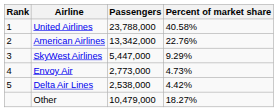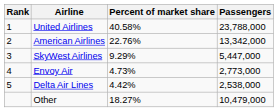columns swapped: (135, 12) <-> (218, 12)
